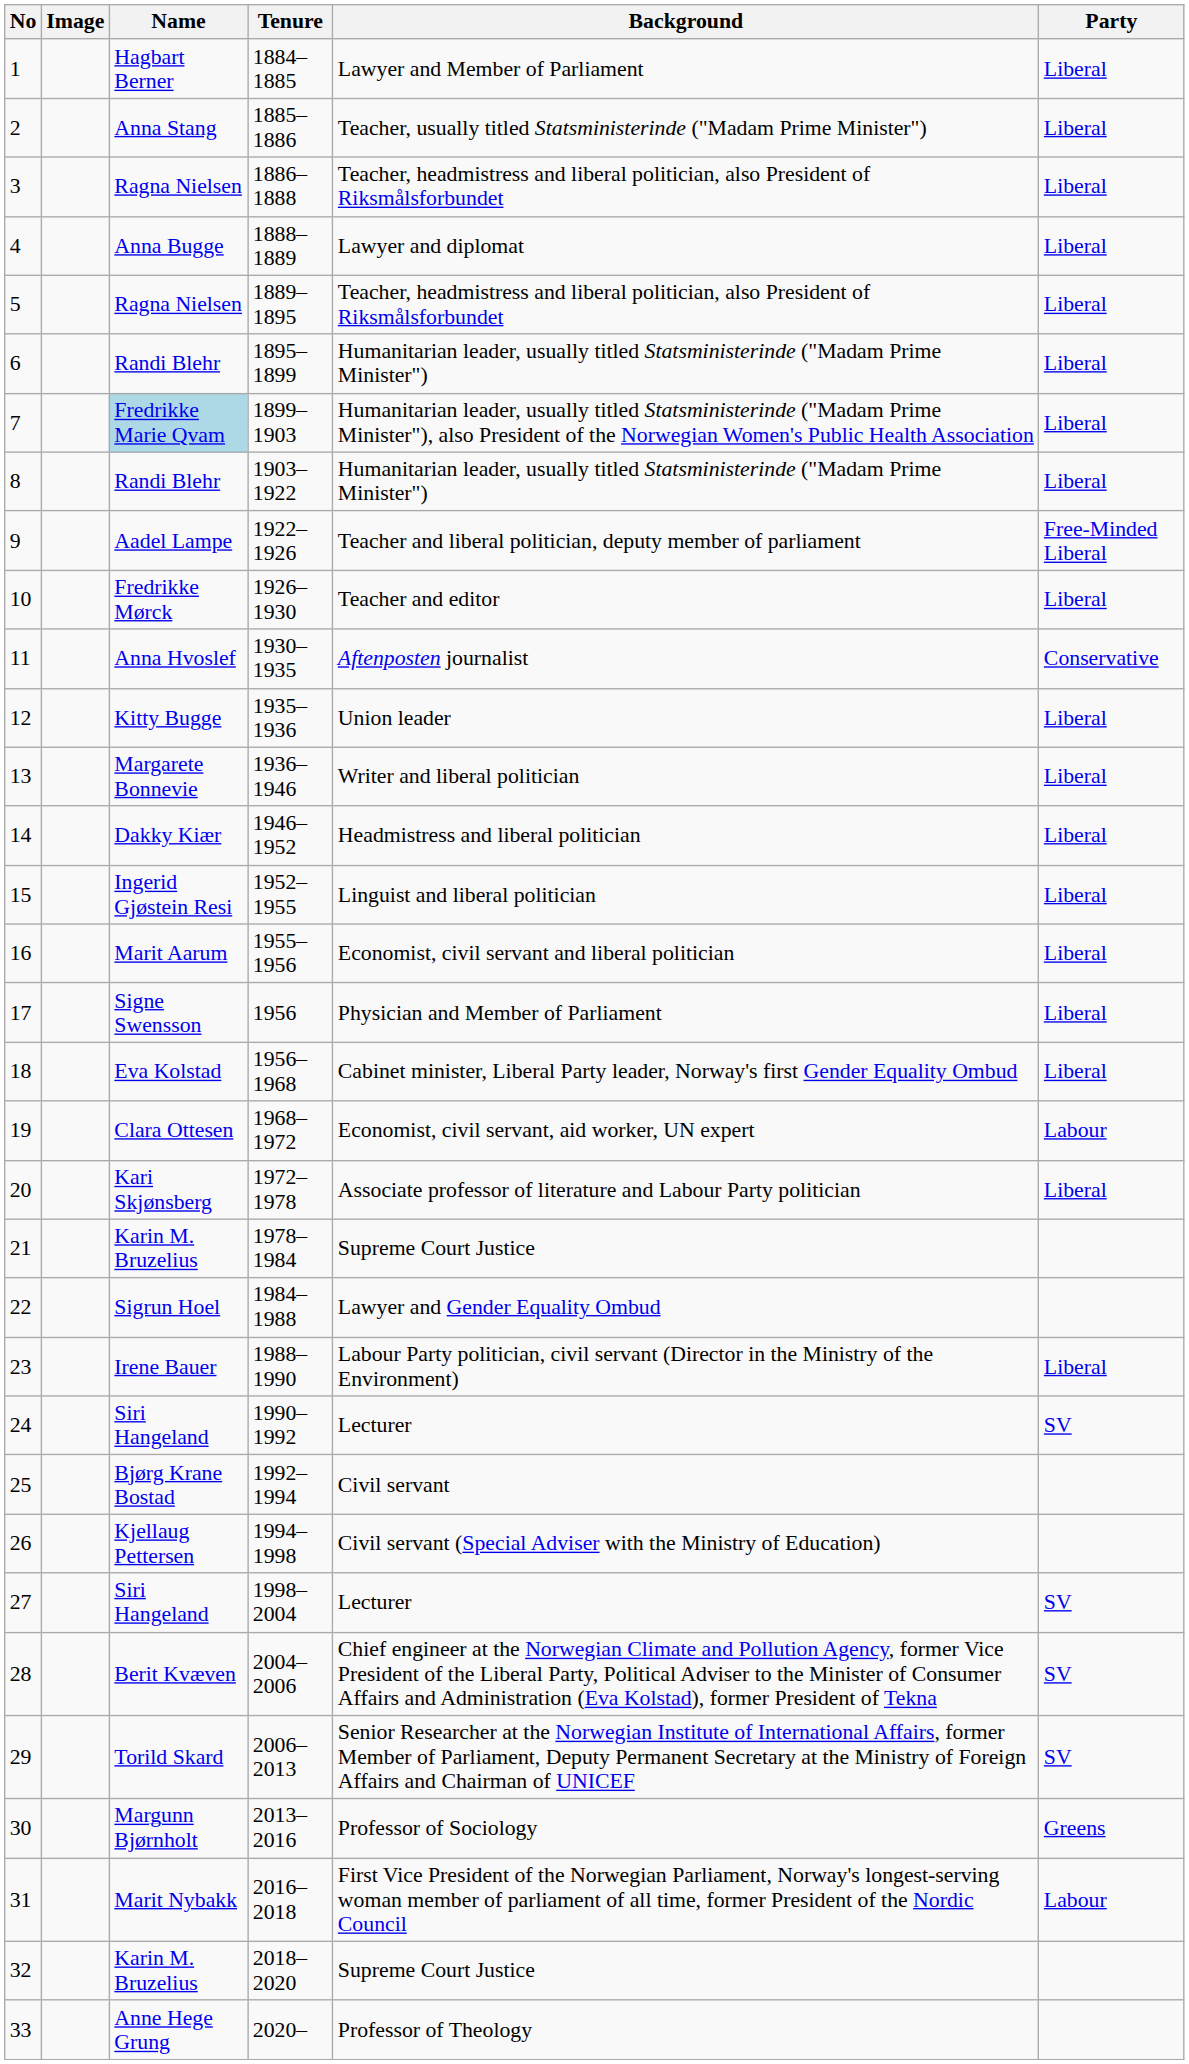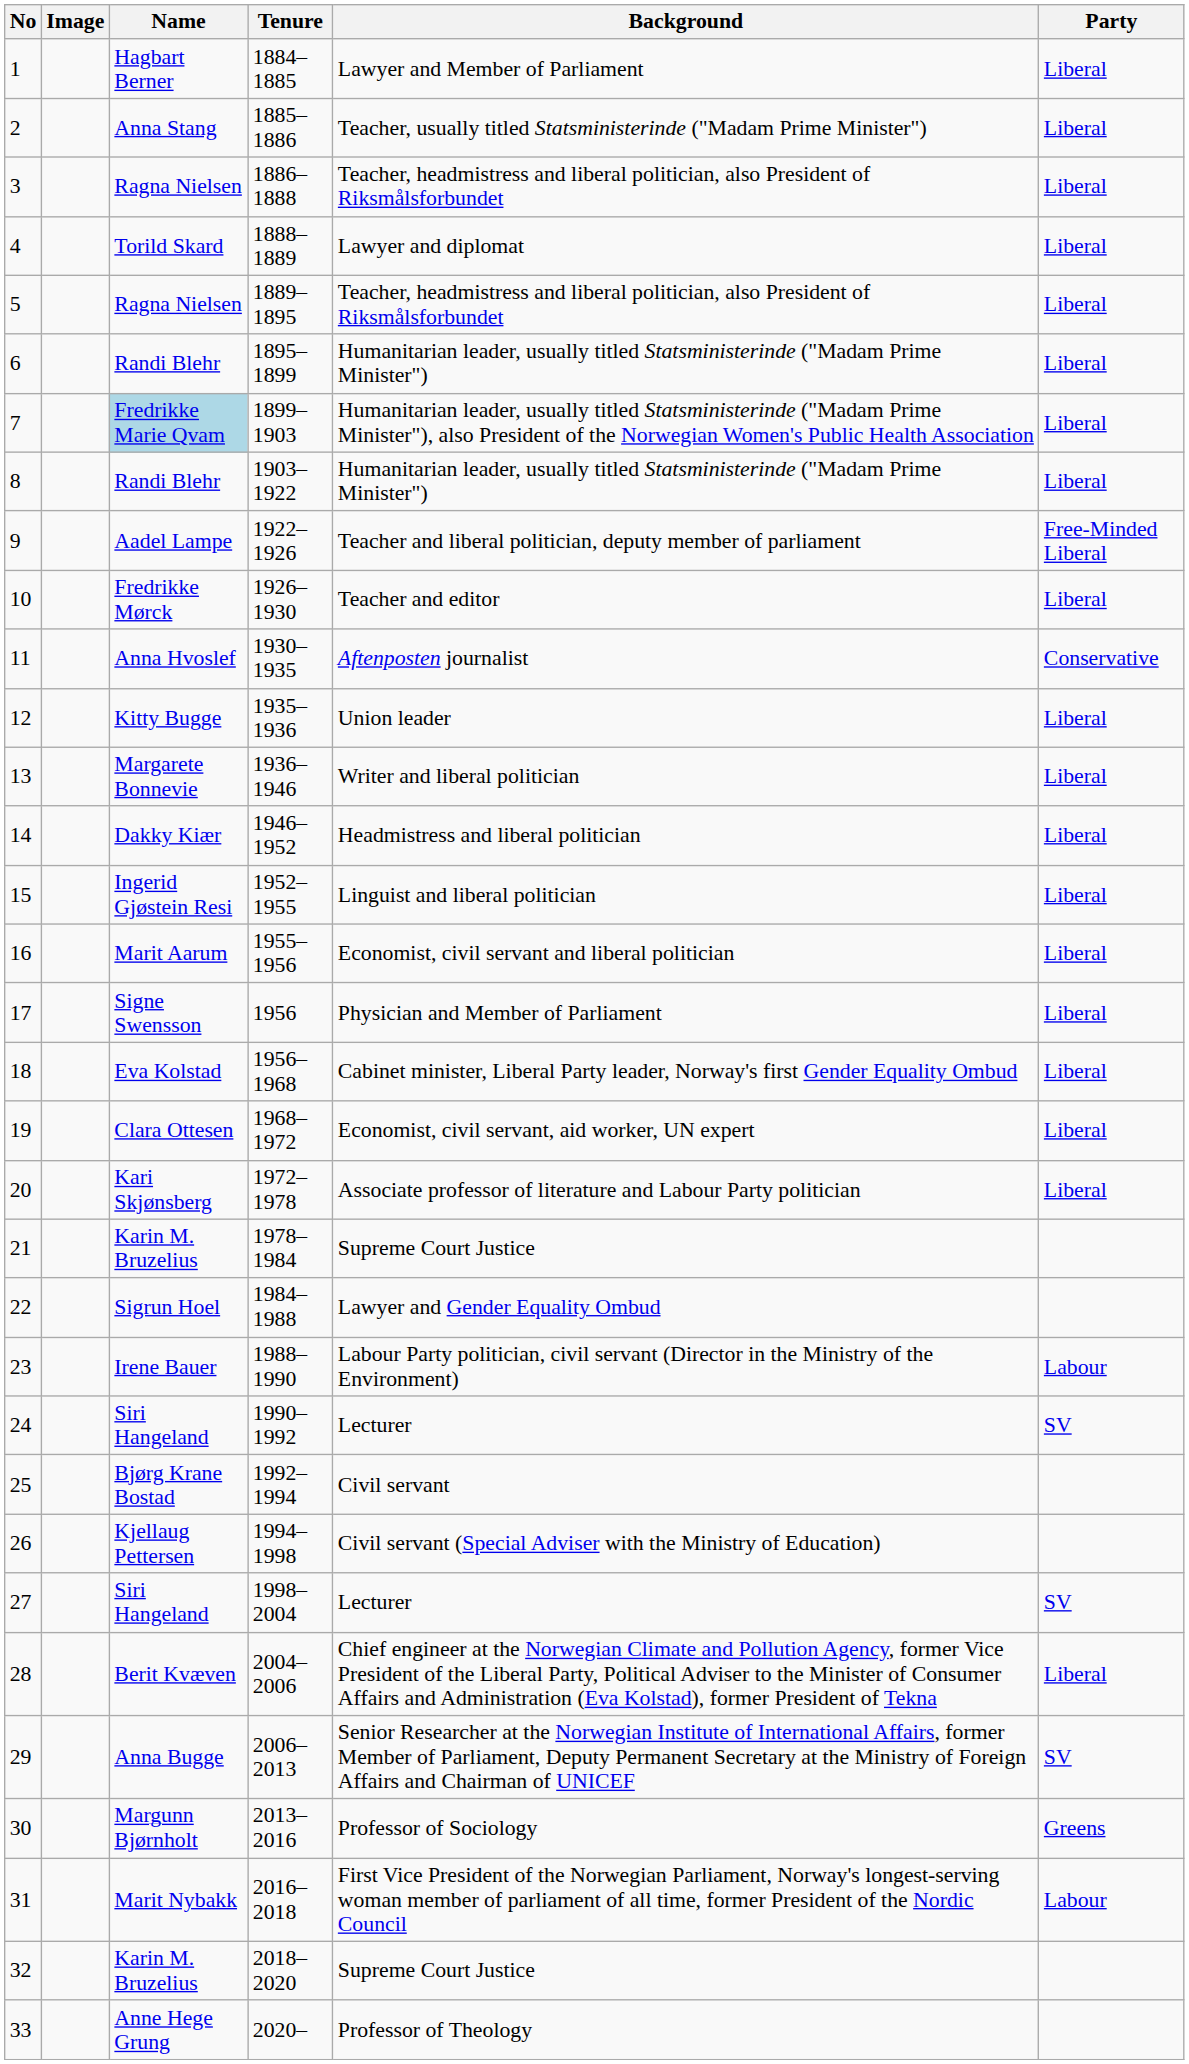(169, 245) Anna Bugge -> (169, 245) Torild Skard
(1075, 1130) Labour -> (1075, 1130) Liberal
(1075, 1366) Liberal -> (1075, 1366) Labour
(1058, 1673) SV -> (1075, 1673) Liberal
(169, 1756) Torild Skard -> (169, 1756) Anna Bugge
